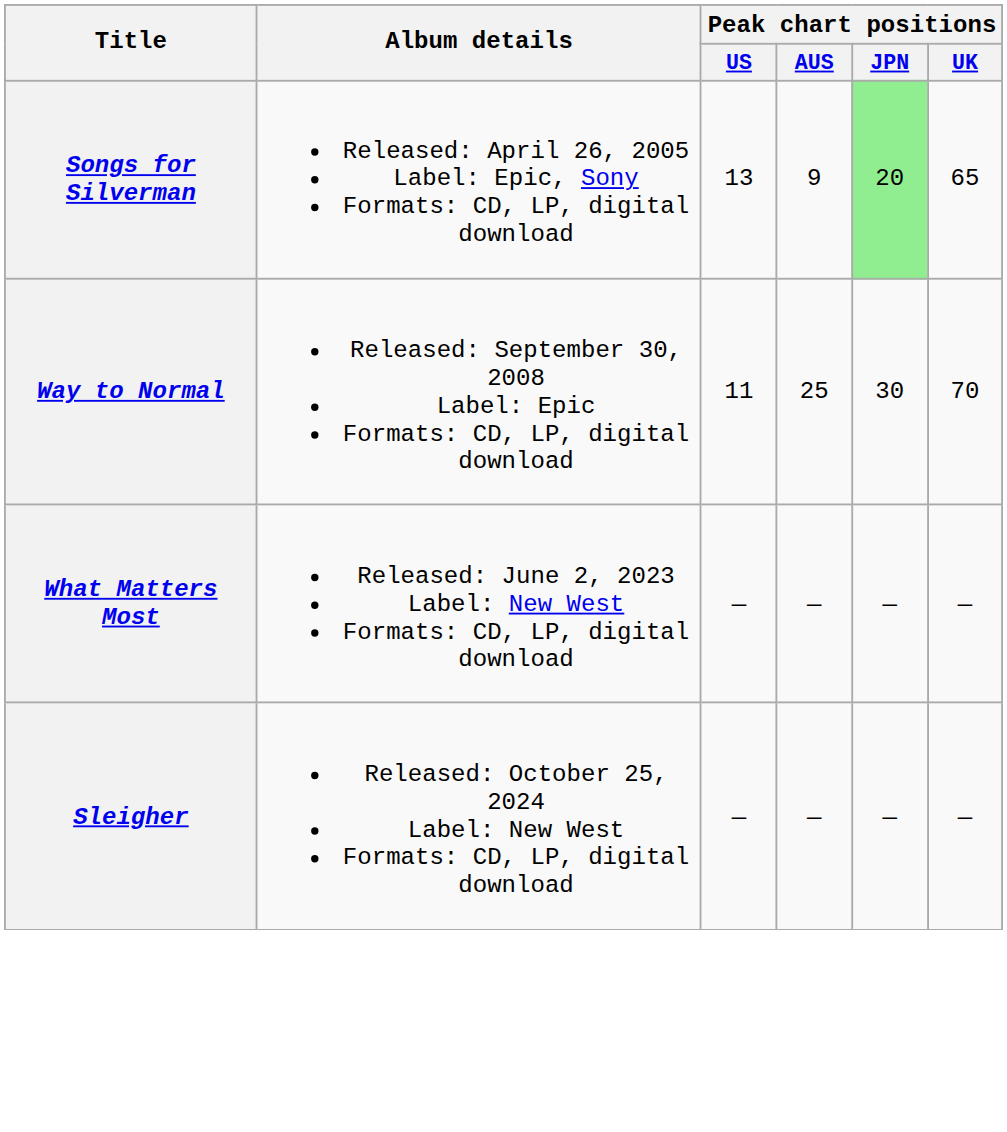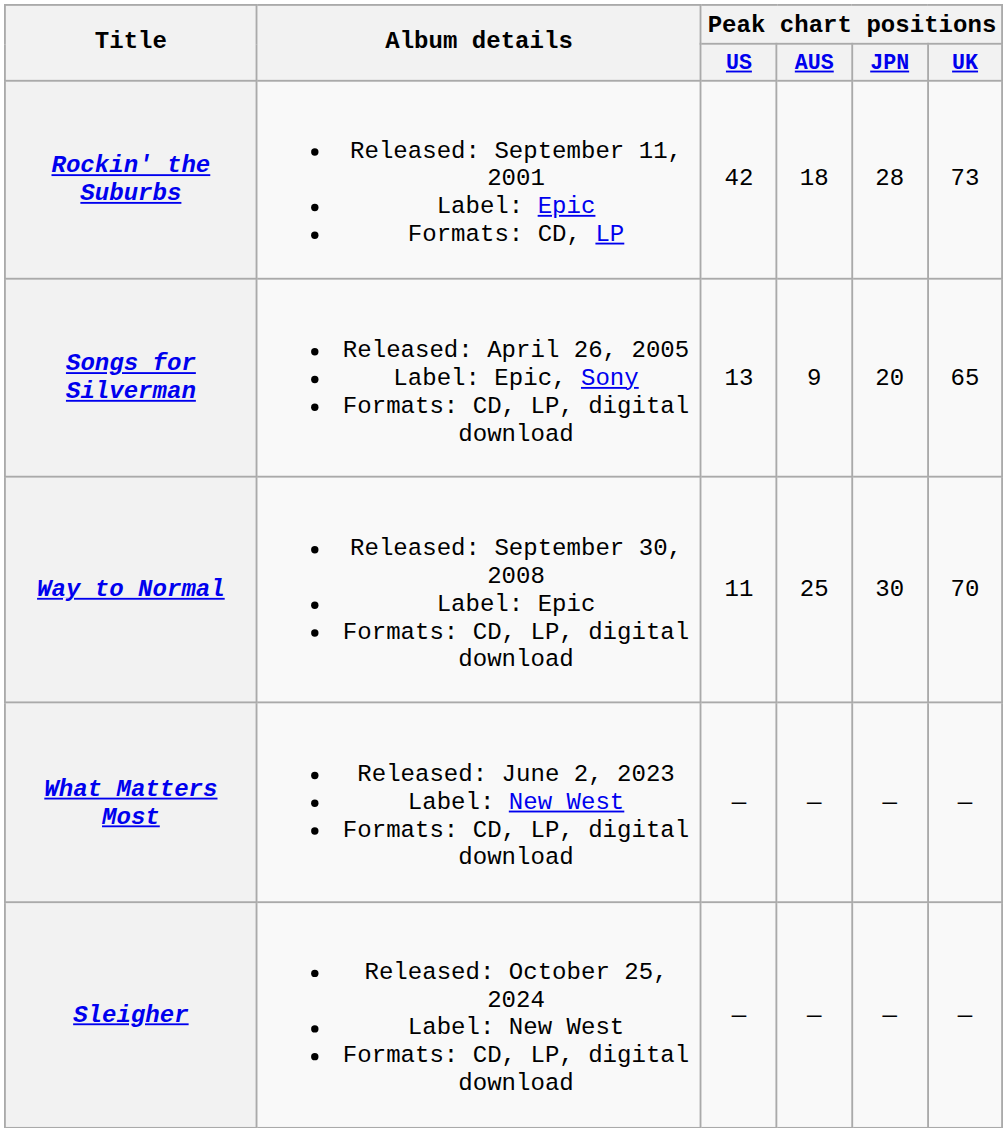+ row: (131, 180)
(890, 180) lightgreen background -> (890, 378) no background
